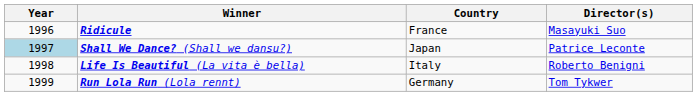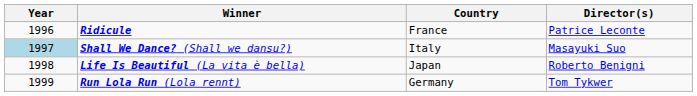(587, 30) Masayuki Suo -> (597, 30) Patrice Leconte
(425, 48) Japan -> (425, 48) Italy
(597, 48) Patrice Leconte -> (587, 48) Masayuki Suo
(425, 65) Italy -> (425, 65) Japan
